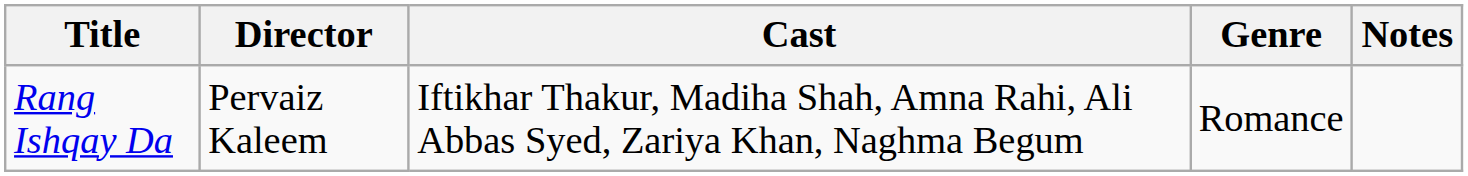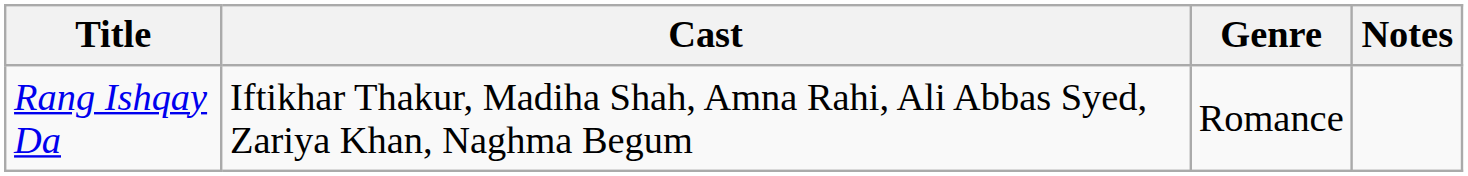- column: (304, 34)
